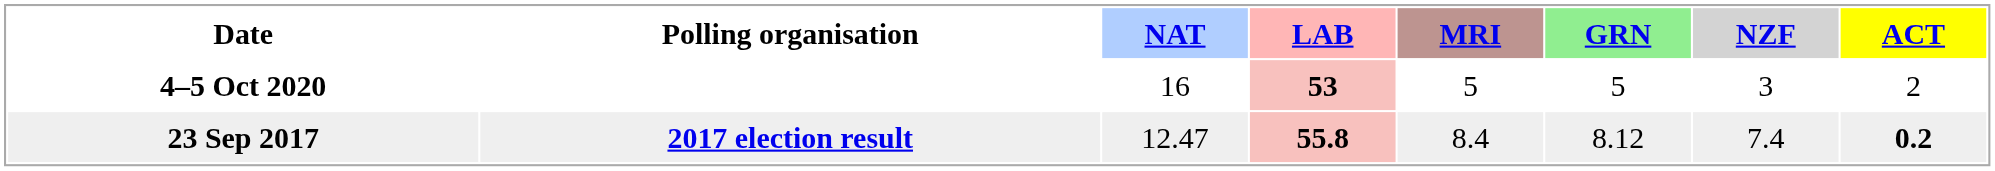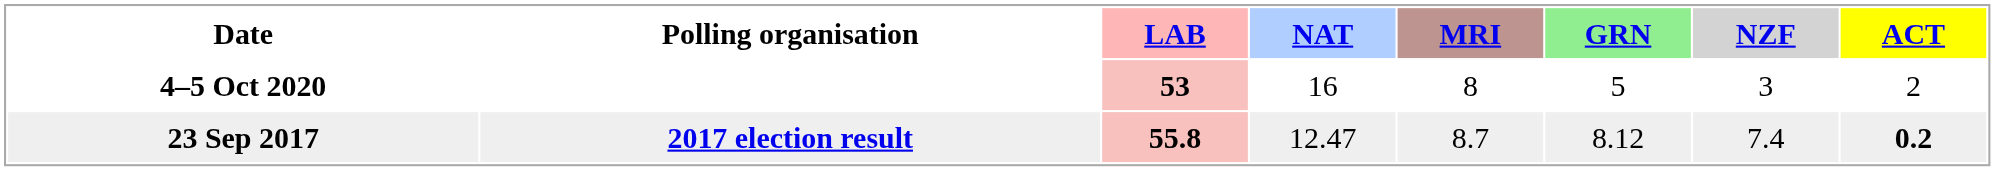columns swapped: (1323, 33) <-> (1175, 33)
(1470, 85) 5 -> (1470, 85) 8
(1470, 137) 8.4 -> (1470, 137) 8.7
